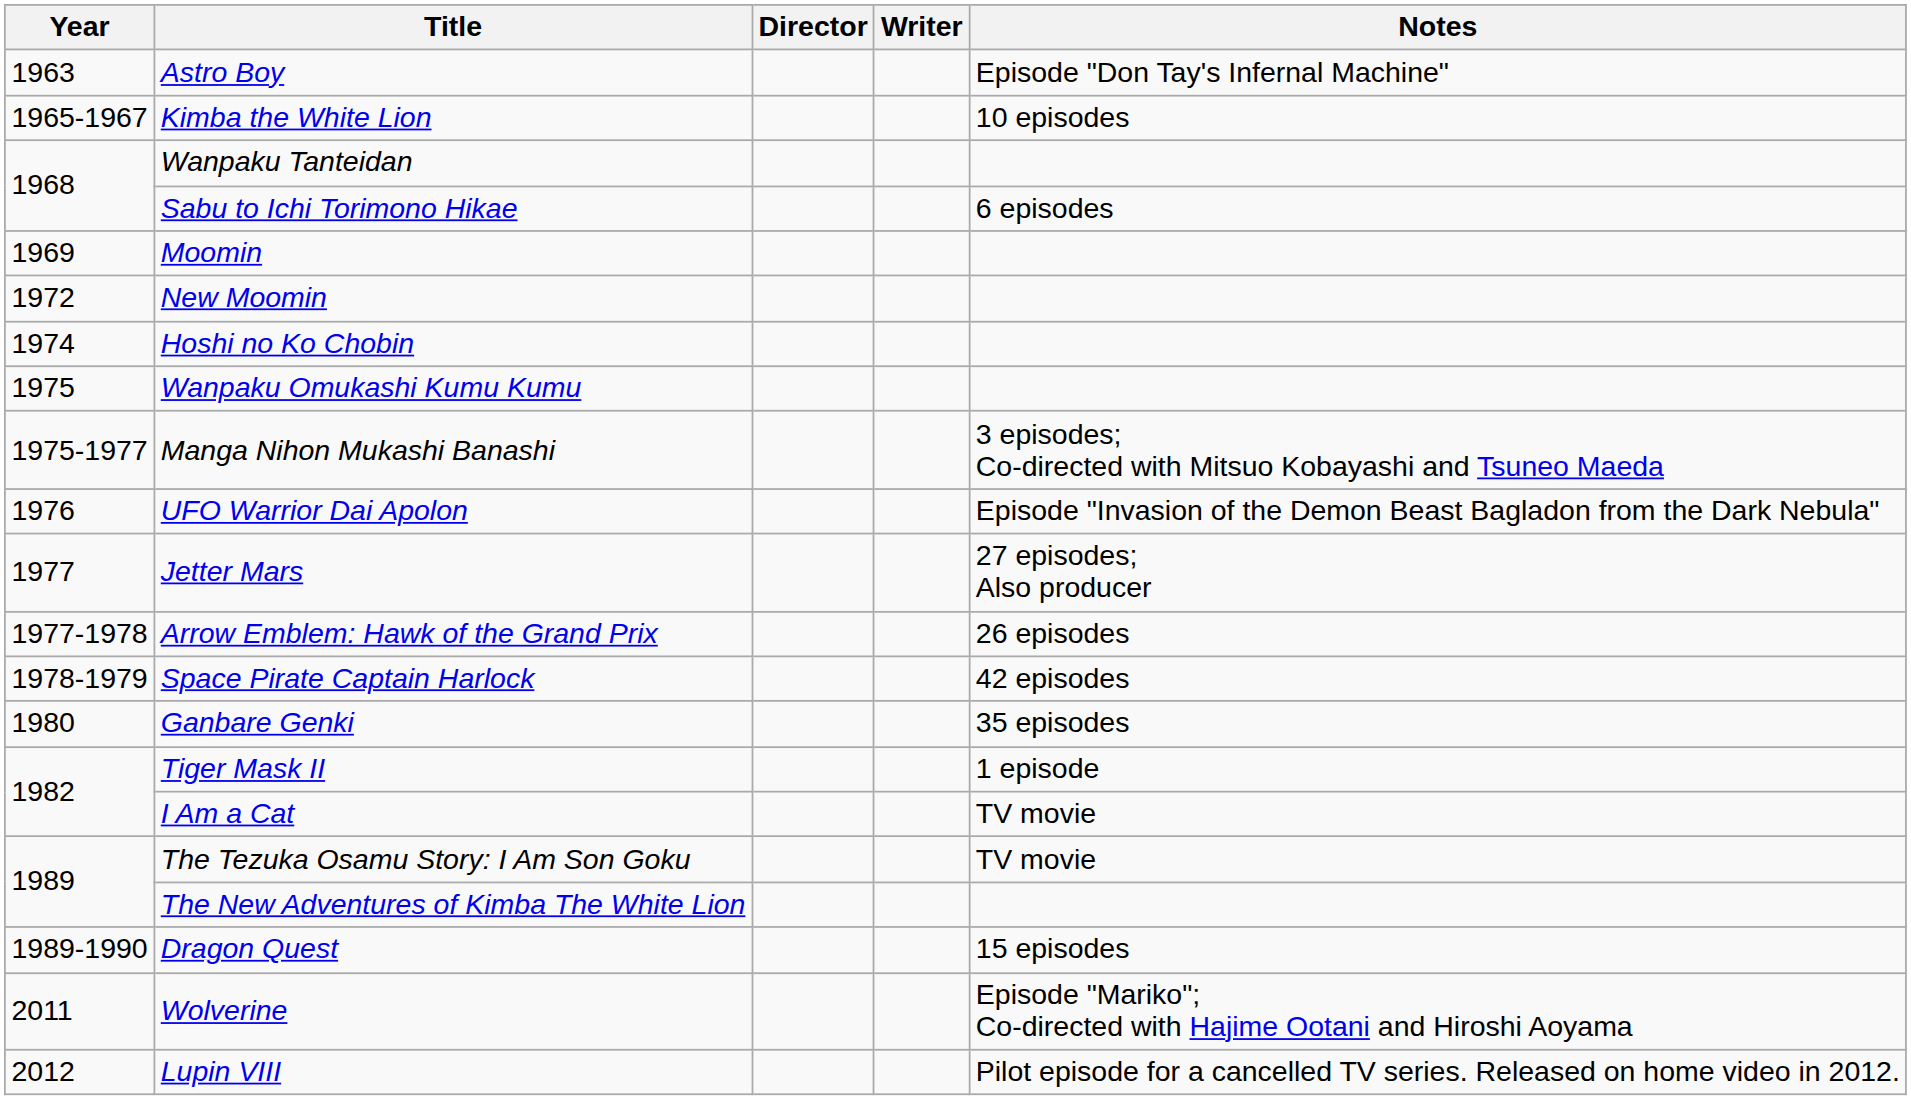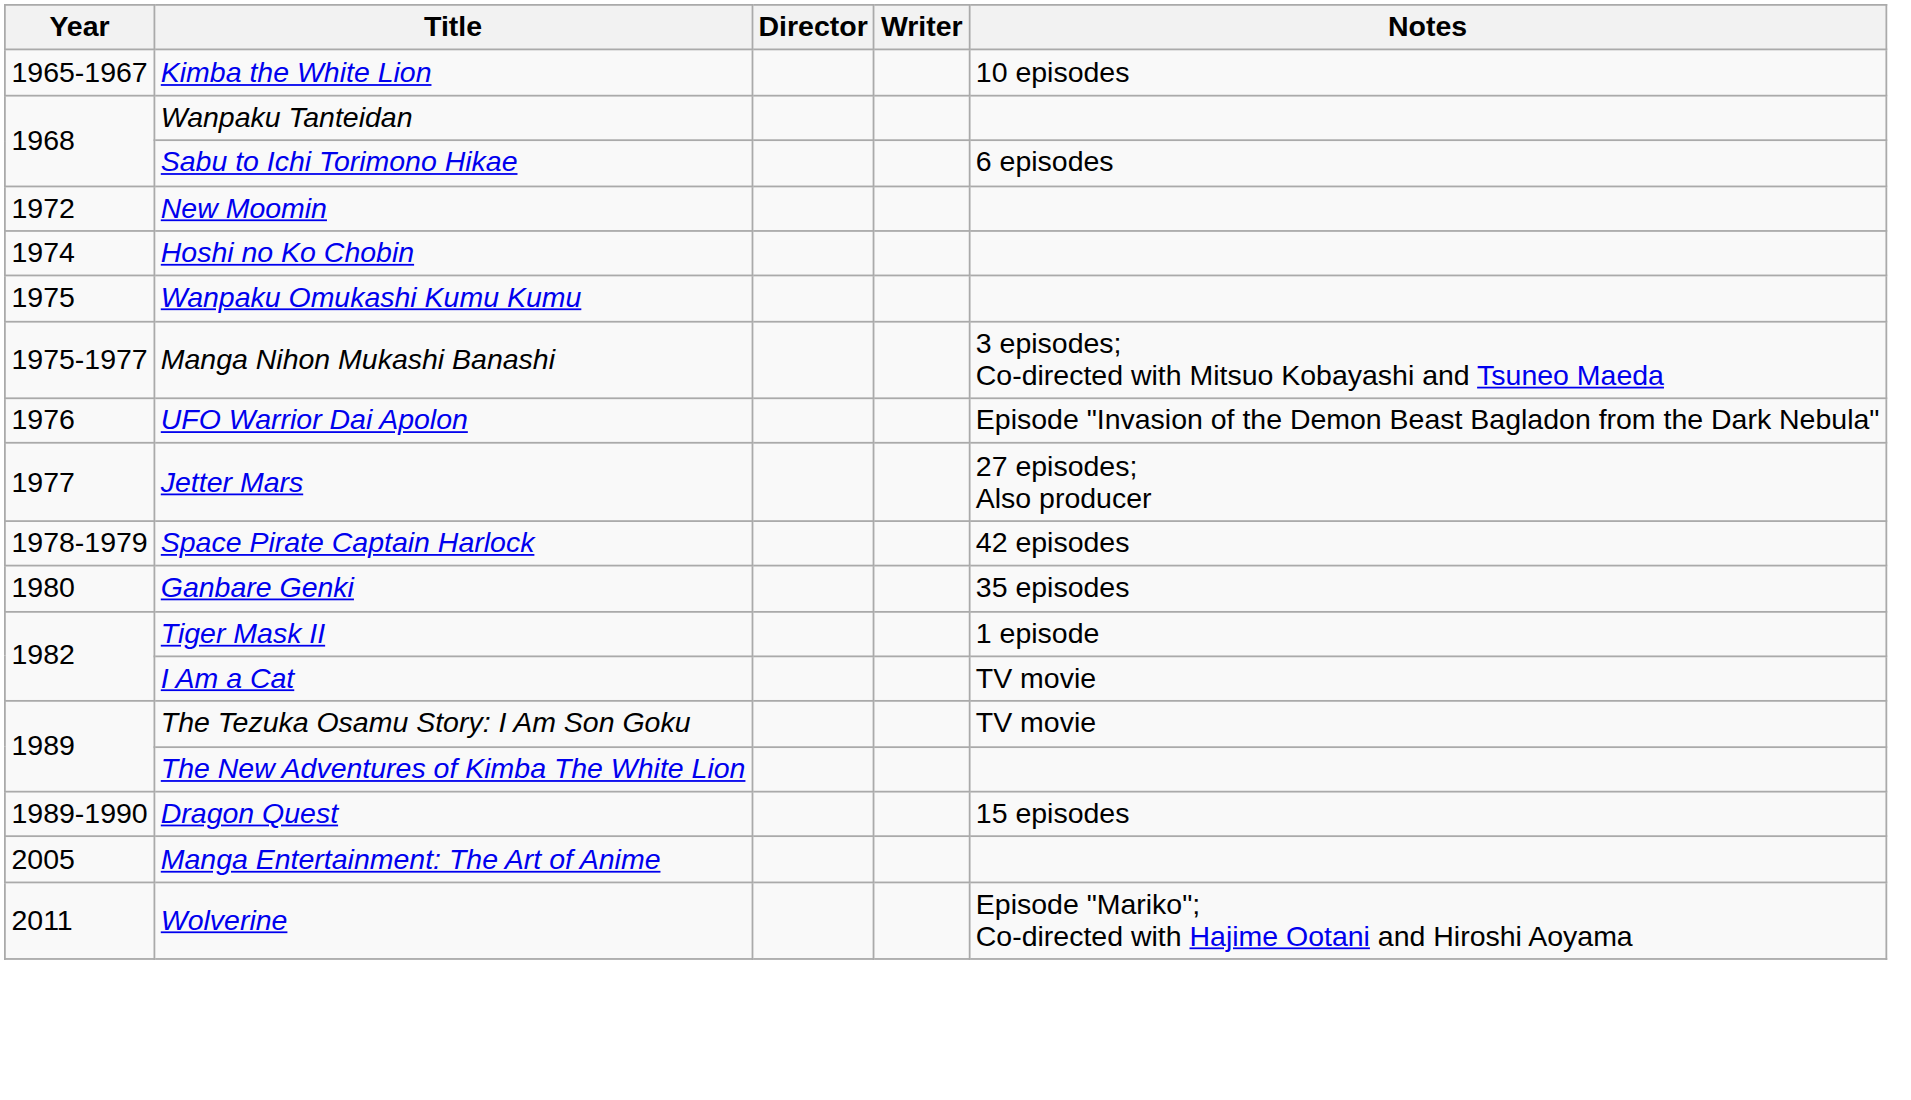- row: (223, 72)
- row: (211, 252)
- row: (409, 633)
+ row: (411, 859)
- row: (221, 1071)
